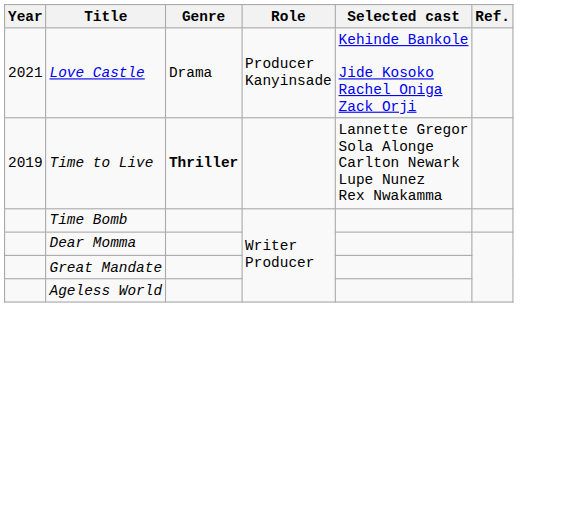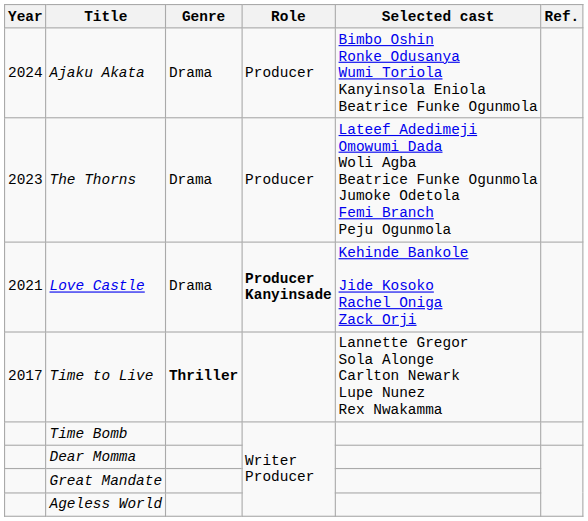+ row: (97, 73)
+ row: (93, 180)
(288, 73) normal -> (288, 287) bold
(25, 163) 2019 -> (25, 377) 2017
